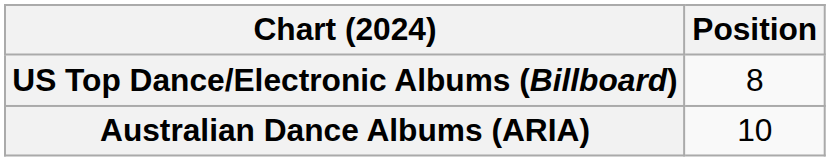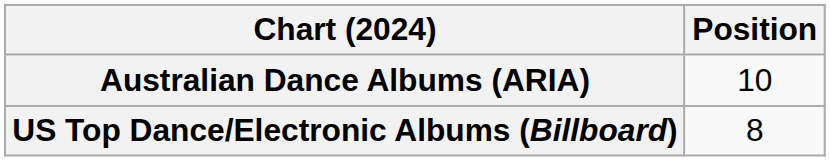rows swapped: (345, 130) <-> (345, 79)
